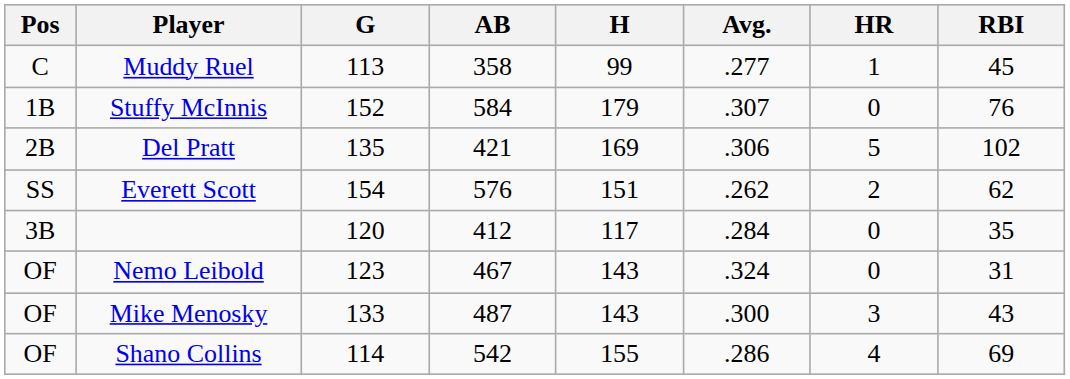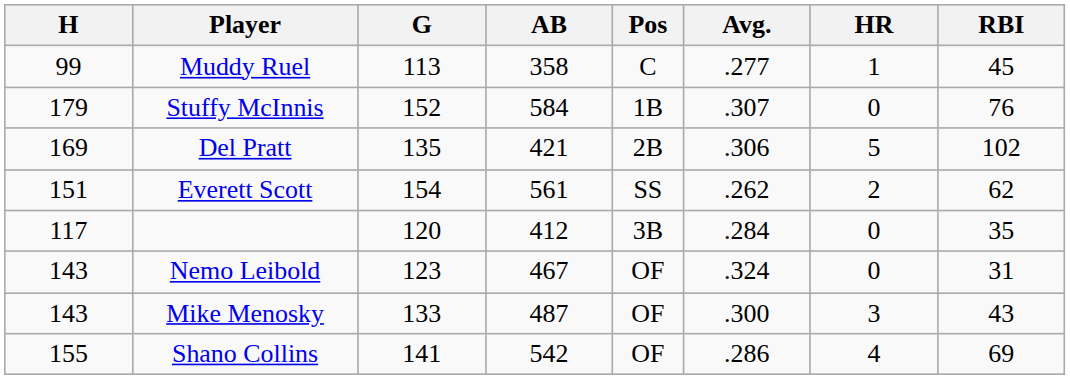columns swapped: (40, 25) <-> (620, 25)
(492, 189) 576 -> (549, 189) 561
(365, 353) 114 -> (422, 353) 141
